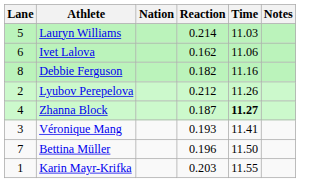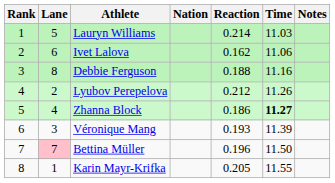+ column: (21, 14)
(203, 71) 0.182 -> (237, 71) 0.188
(203, 110) 0.187 -> (237, 110) 0.186
(245, 129) 11.41 -> (279, 129) 11.39
(20, 149) no background -> (54, 149) pink background
(203, 168) 0.203 -> (237, 168) 0.205
